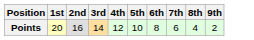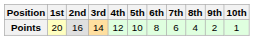+ column: (237, 12)
